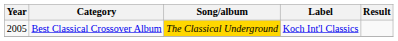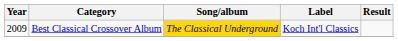(17, 28) 2005 -> (17, 28) 2009
